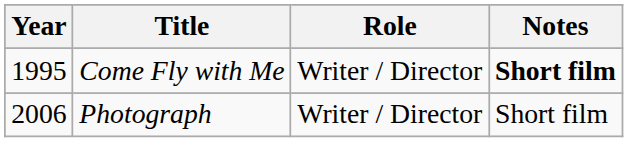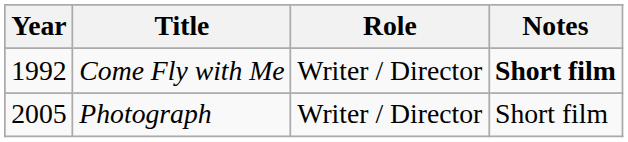(39, 70) 1995 -> (39, 70) 1992
(39, 114) 2006 -> (39, 114) 2005
